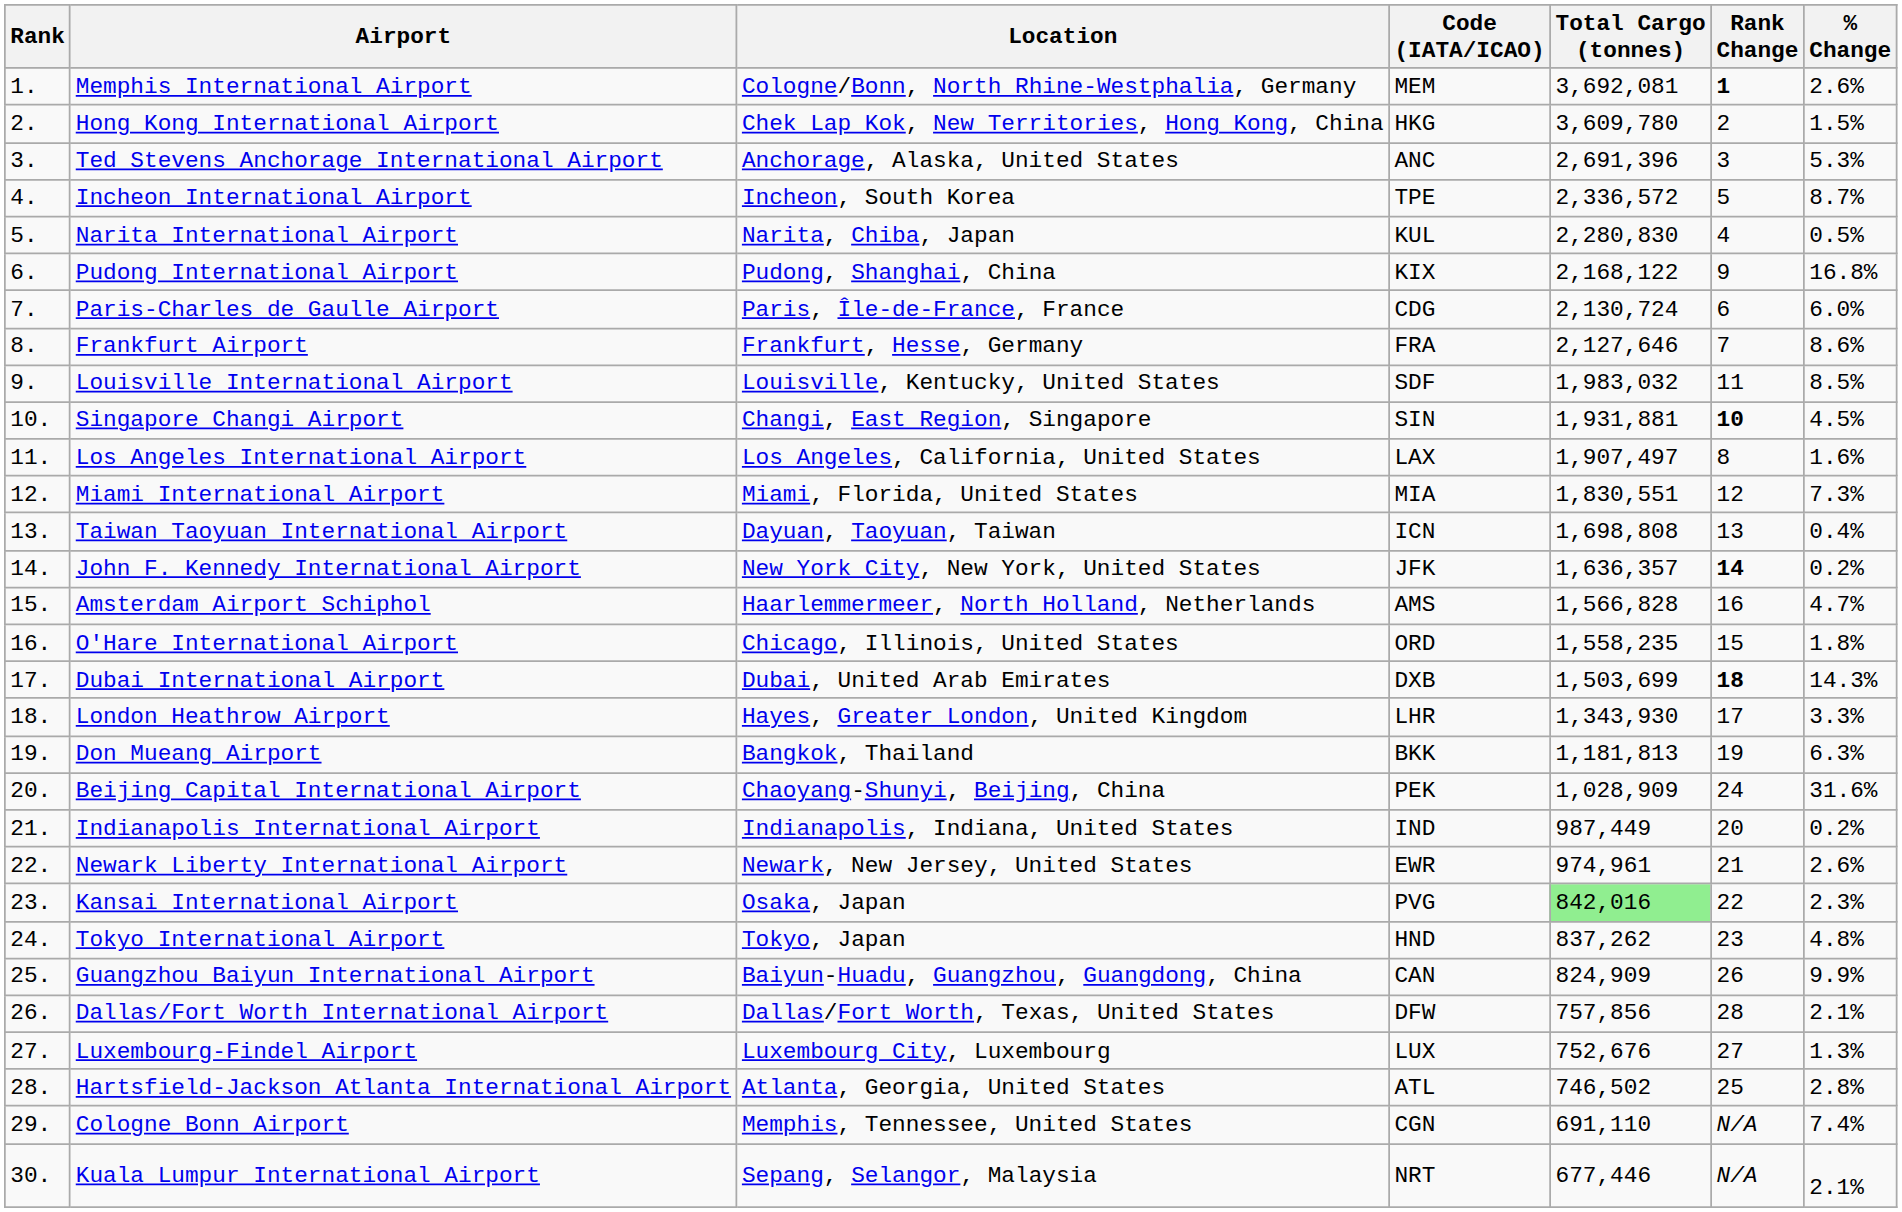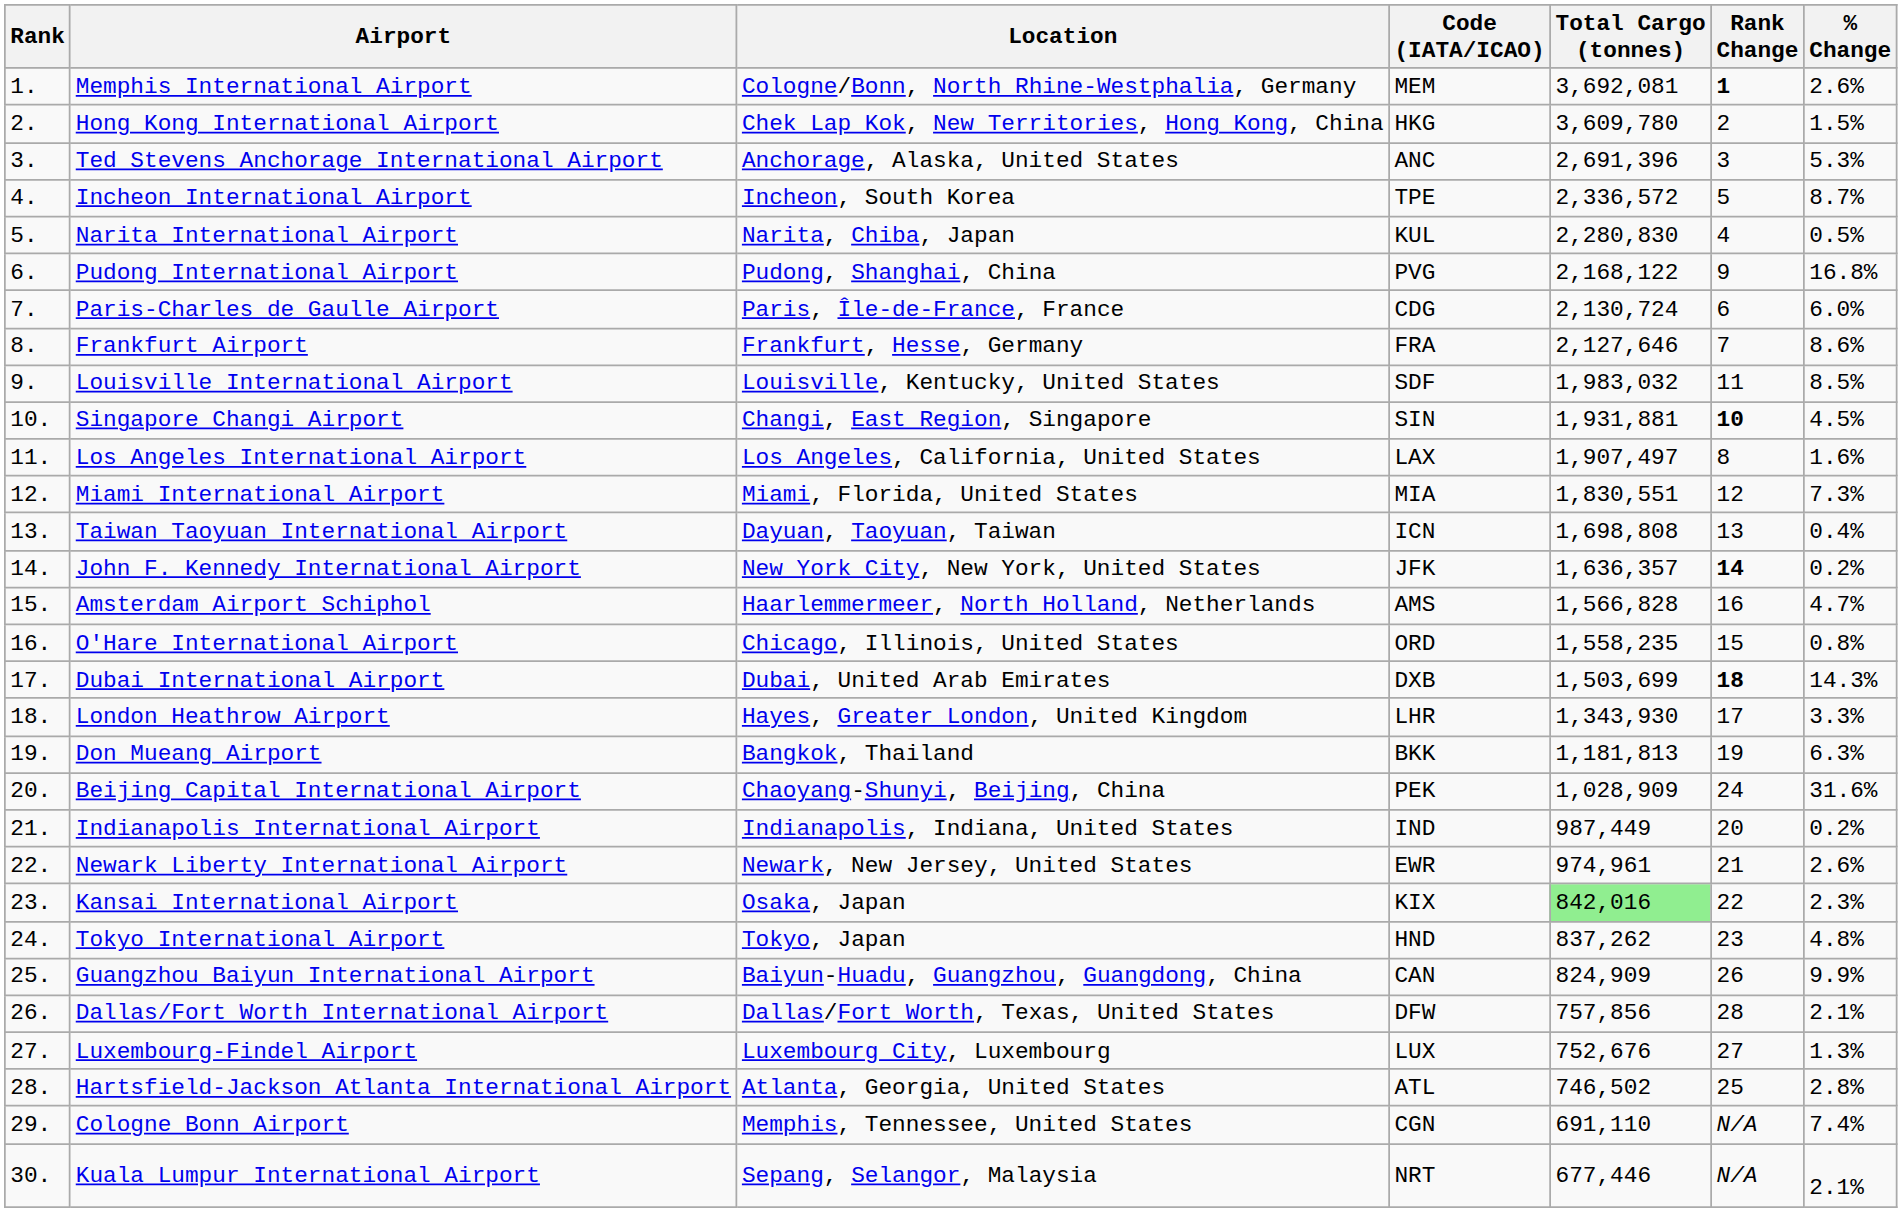(1415, 272) KIX -> (1415, 272) PVG
(1837, 643) 1.8% -> (1837, 643) 0.8%
(1415, 902) PVG -> (1415, 902) KIX
